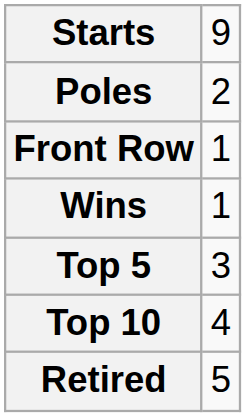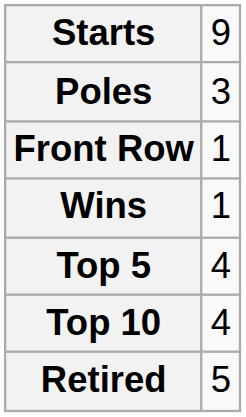(221, 91) 2 -> (221, 91) 3
(221, 264) 3 -> (221, 264) 4
